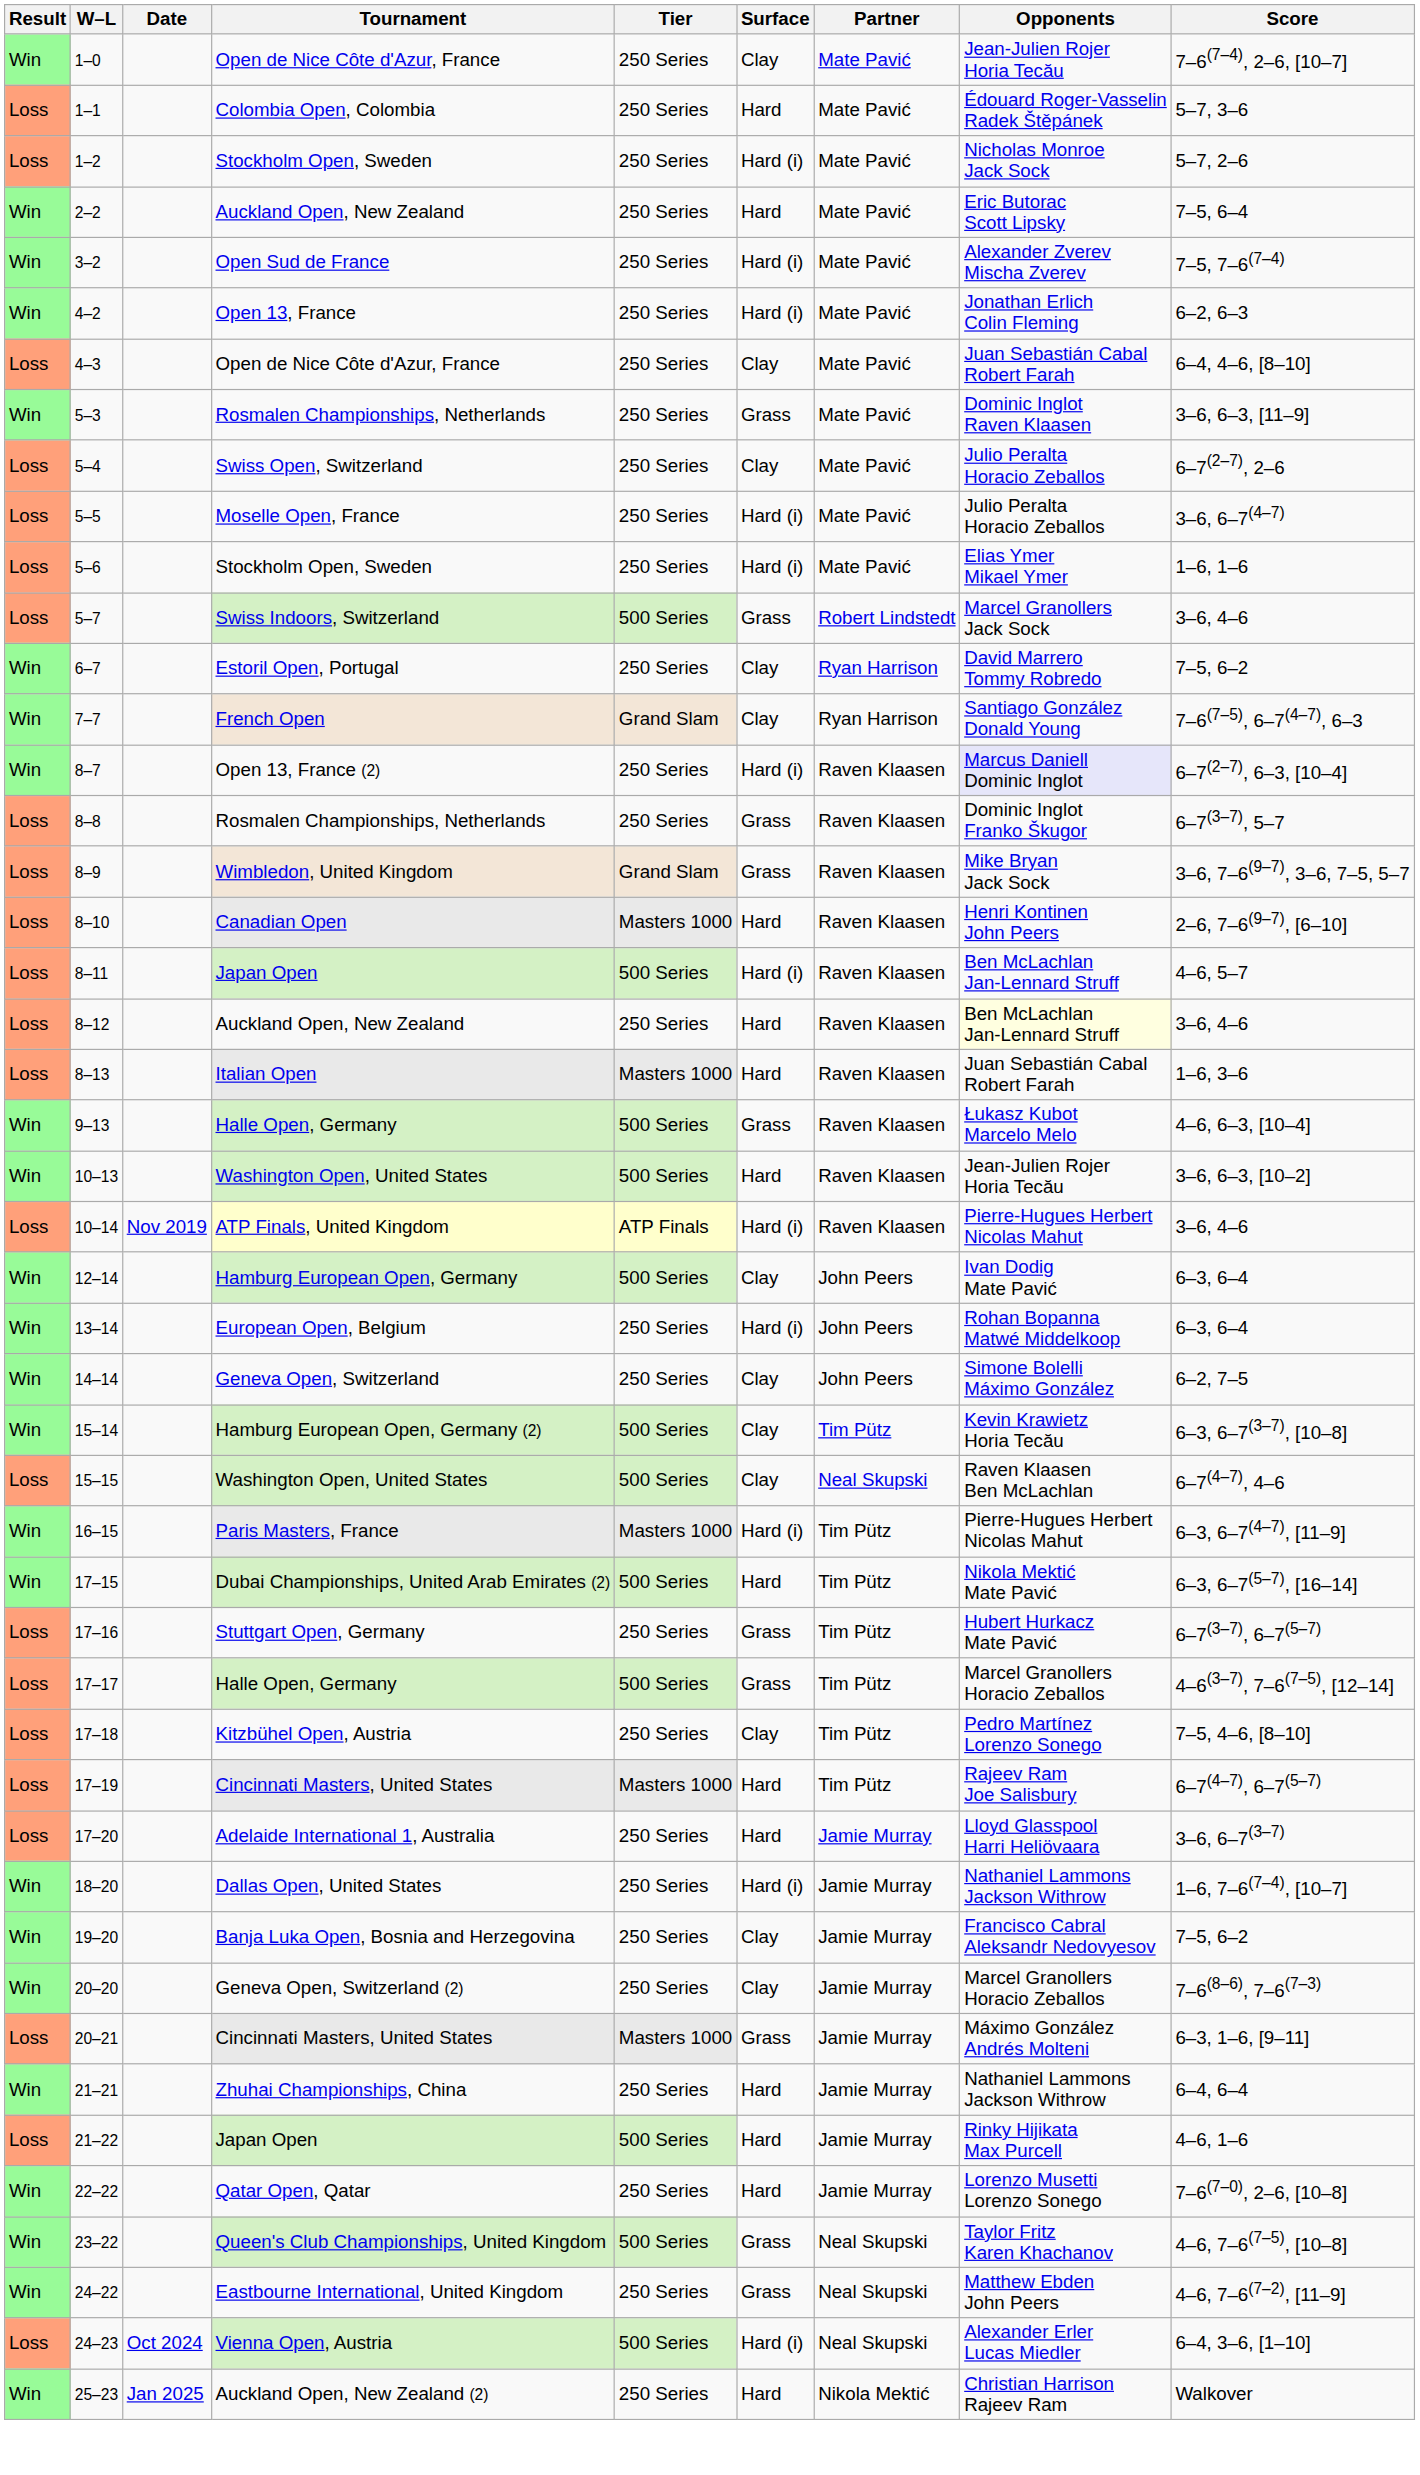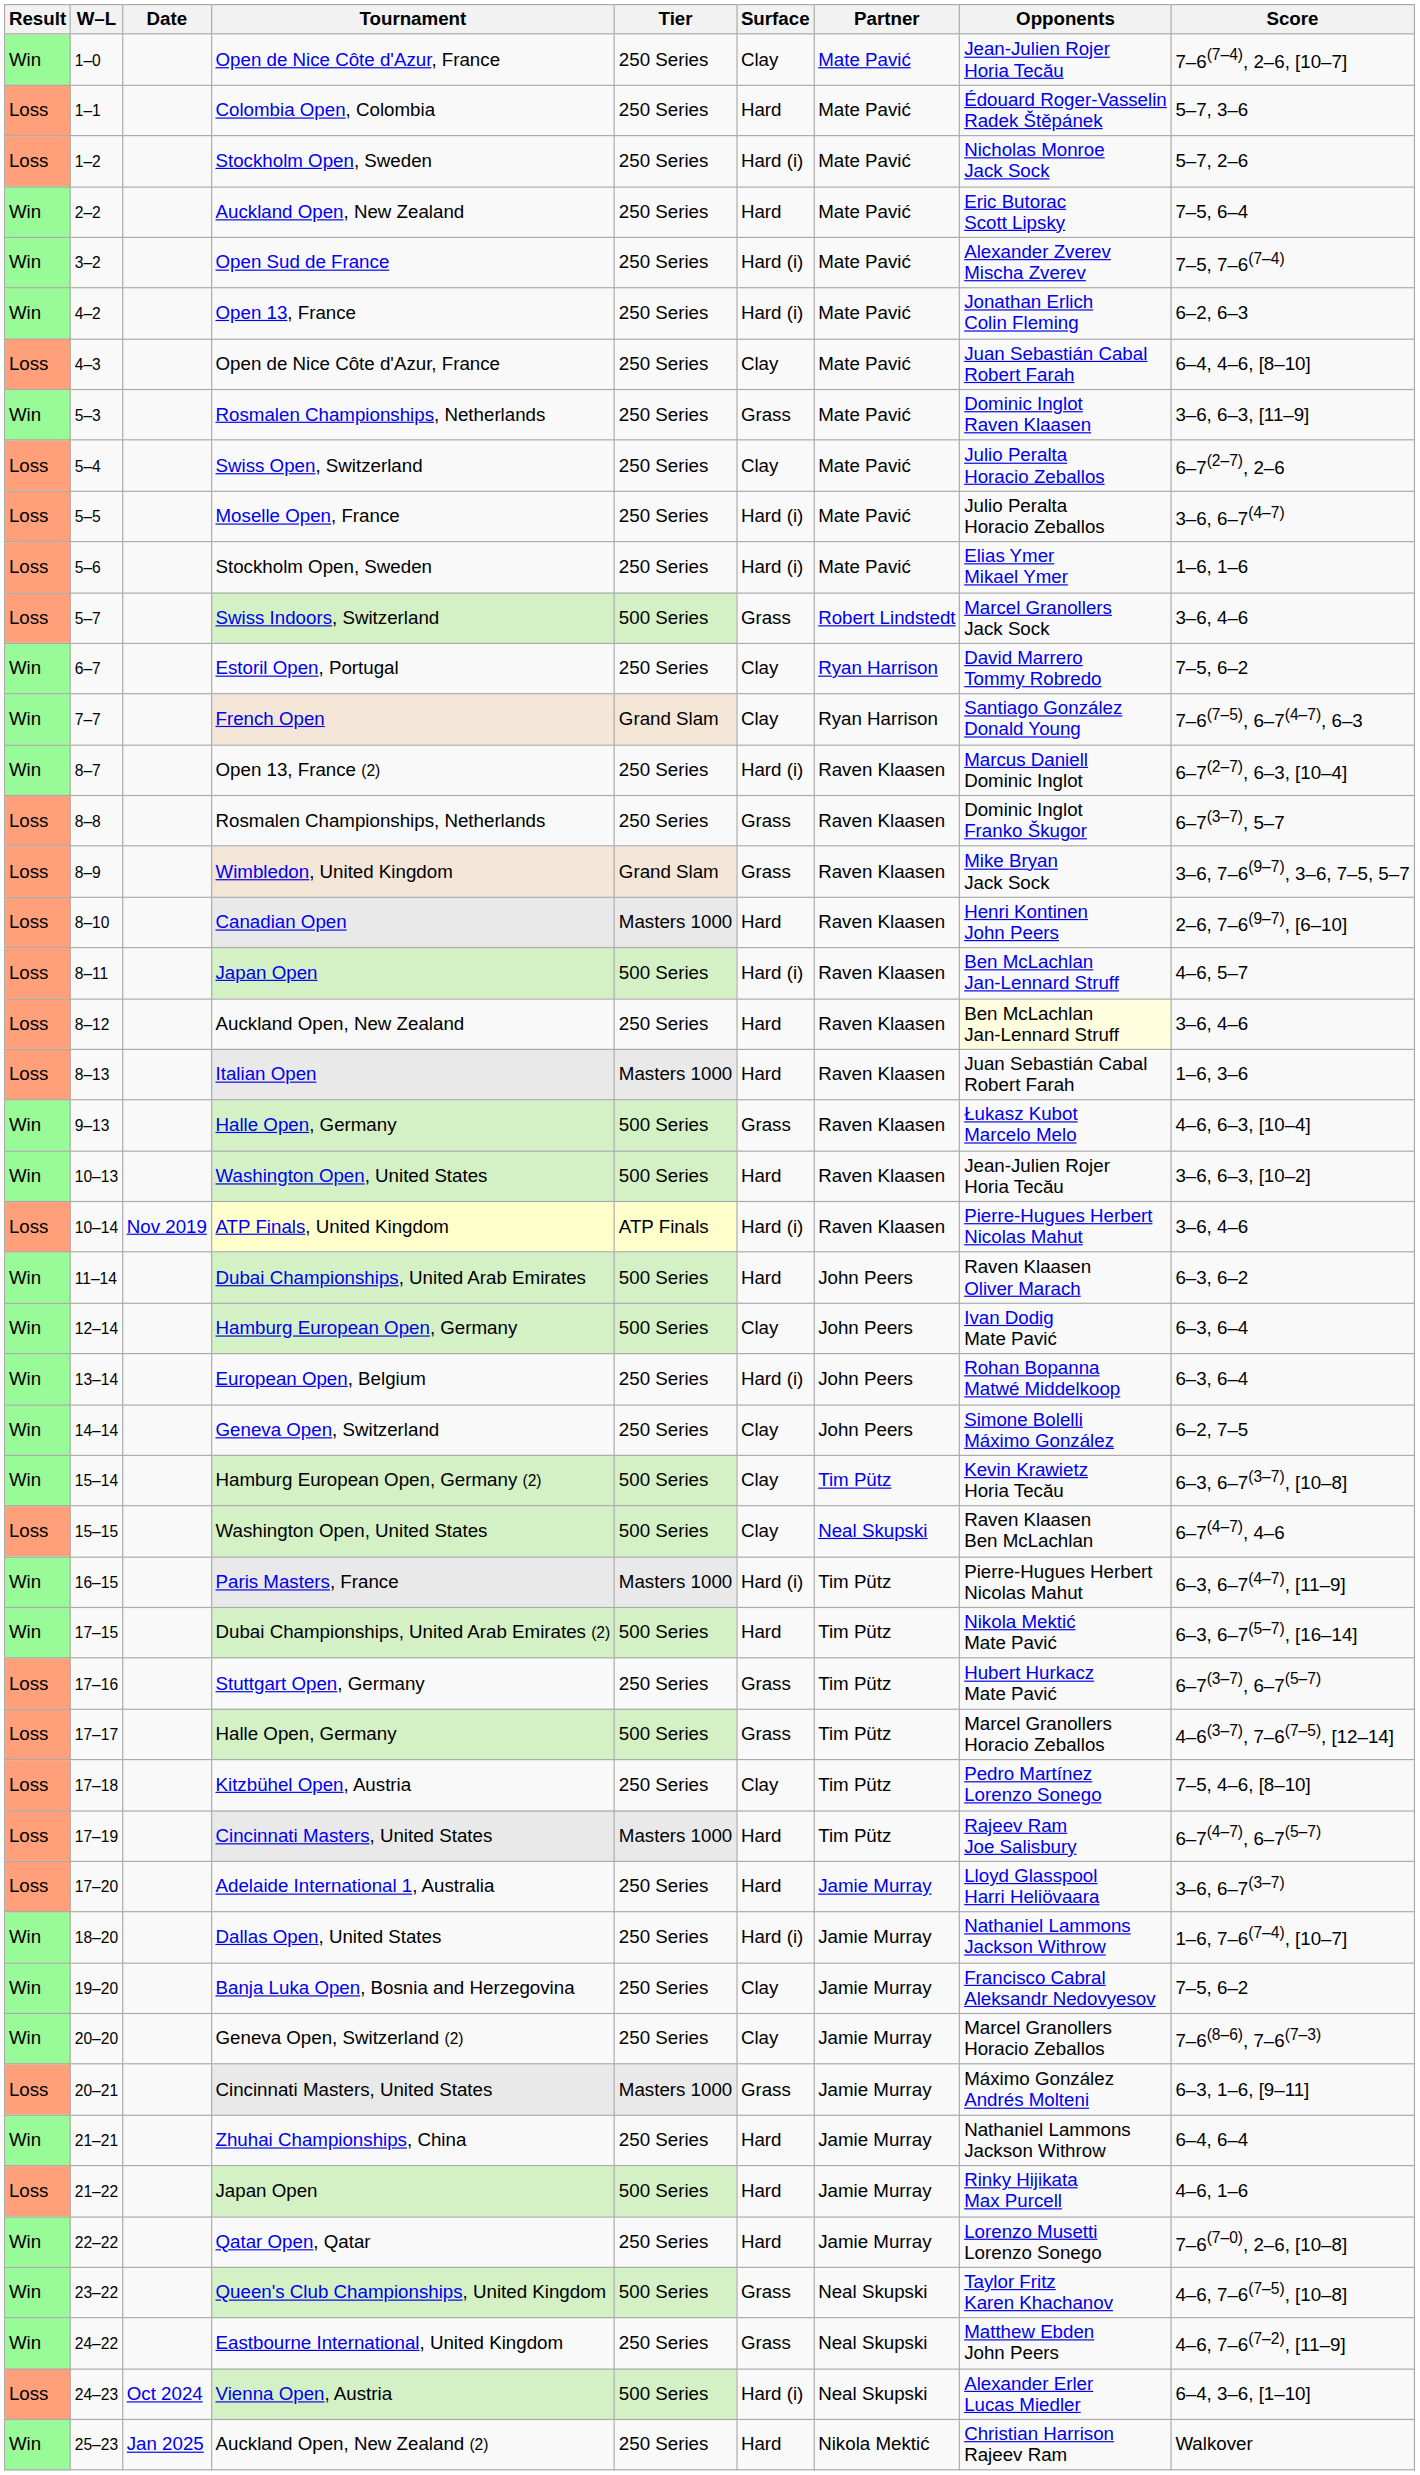(1026, 770) lavender background -> (1026, 770) no background
+ row: (96, 1278)
